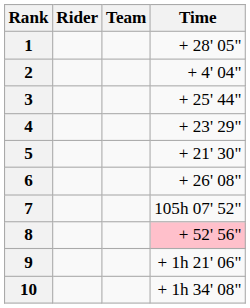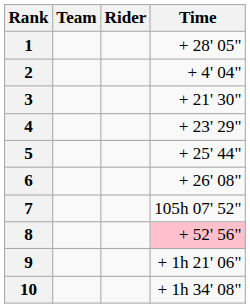columns swapped: (77, 18) <-> (126, 18)
(210, 99) + 25' 44" -> (210, 99) + 21' 30"
(210, 153) + 21' 30" -> (210, 153) + 25' 44"
